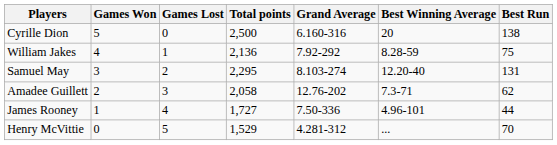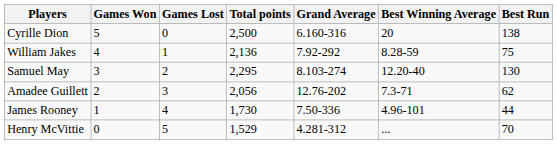(511, 71) 131 -> (511, 71) 130
(243, 91) 2,058 -> (243, 91) 2,056
(243, 110) 1,727 -> (243, 110) 1,730
